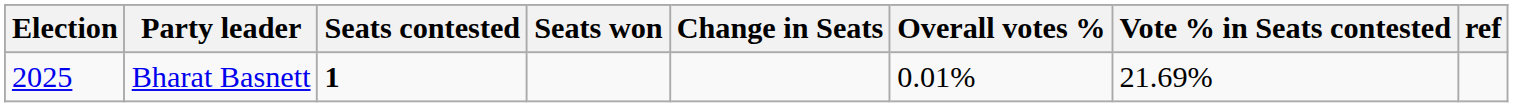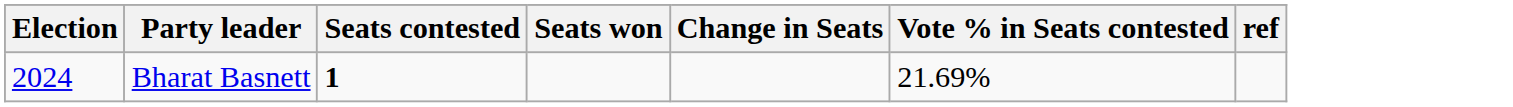- column: (1001, 28)
(42, 76) 2025 -> (42, 76) 2024
